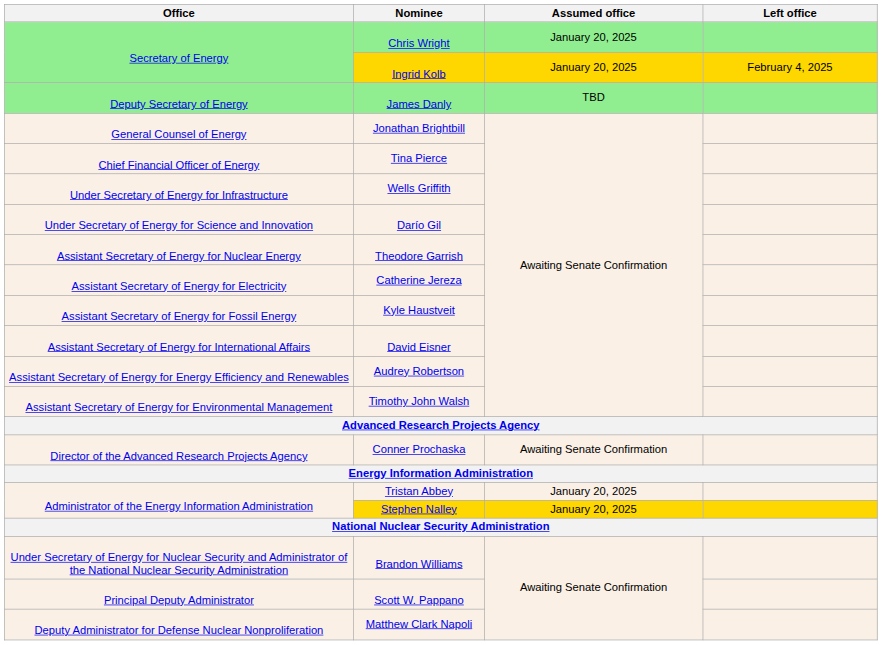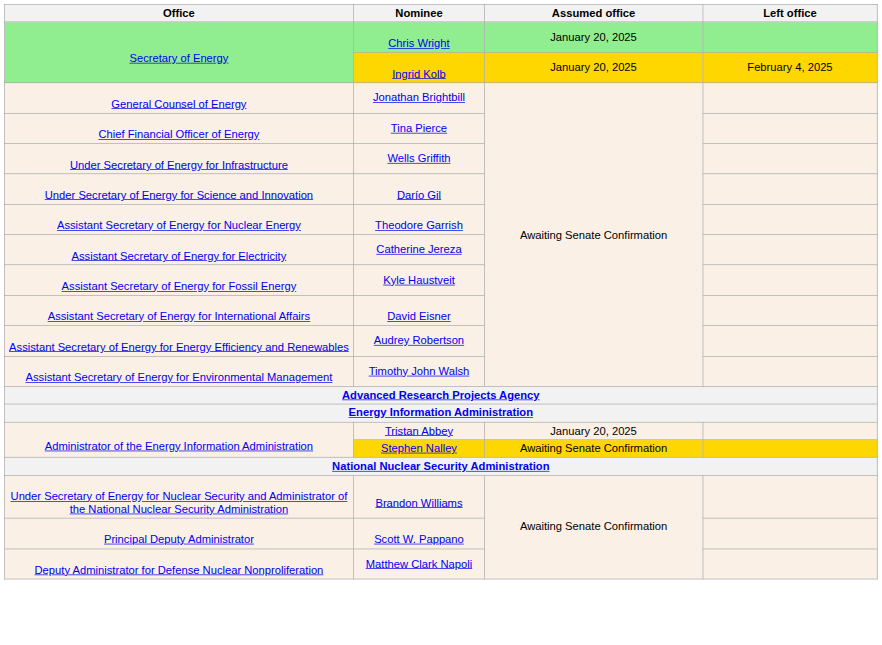- row: (419, 104)
- row: (419, 449)
(594, 509) January 20, 2025 -> (594, 448) Awaiting Senate Confirmation
